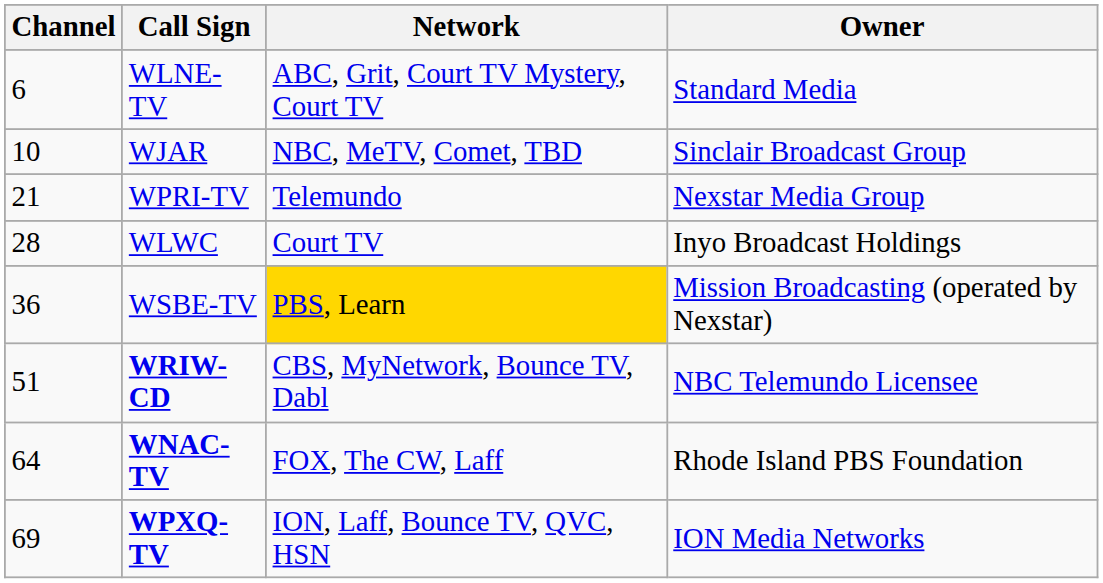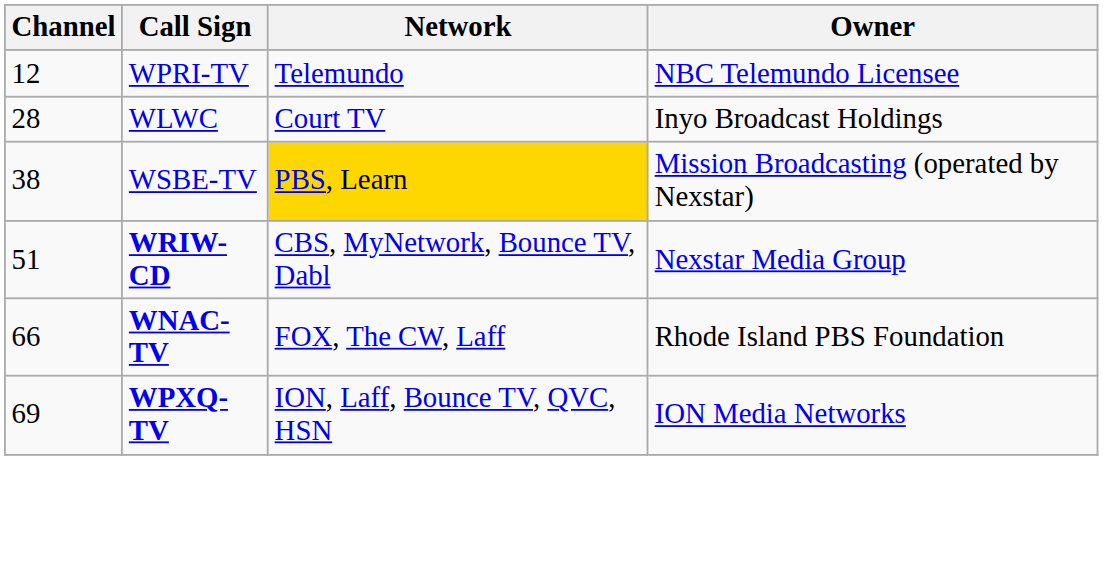- row: (175, 89)
- row: (168, 151)
(26, 196) 21 -> (26, 73) 12
(799, 196) Nexstar Media Group -> (807, 73) NBC Telemundo Licensee
(26, 304) 36 -> (26, 180) 38
(826, 382) NBC Telemundo Licensee -> (780, 258) Nexstar Media Group
(26, 460) 64 -> (26, 336) 66
